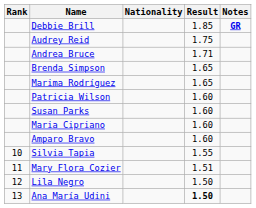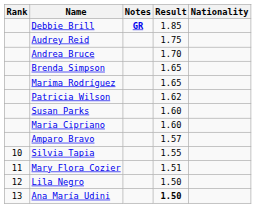columns swapped: (154, 11) <-> (235, 11)
(202, 54) 1.71 -> (171, 54) 1.70
(202, 97) 1.60 -> (171, 97) 1.62
(202, 139) 1.60 -> (171, 139) 1.57
